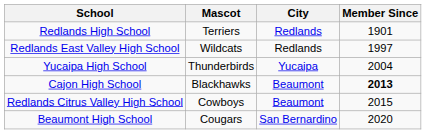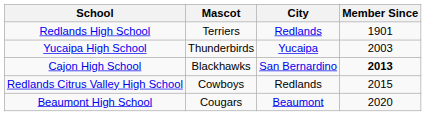- row: (95, 48)
(380, 66) 2004 -> (380, 48) 2003
(298, 84) Beaumont -> (298, 66) San Bernardino
(298, 102) Beaumont -> (298, 84) Redlands
(298, 119) San Bernardino -> (298, 102) Beaumont
